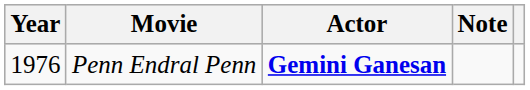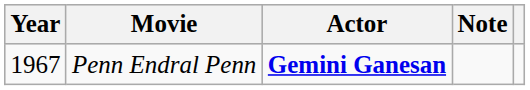(35, 63) 1976 -> (35, 63) 1967
